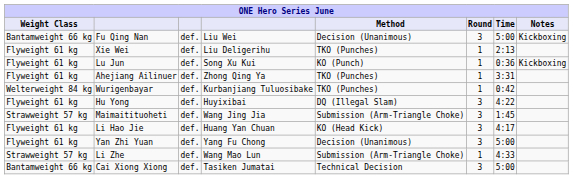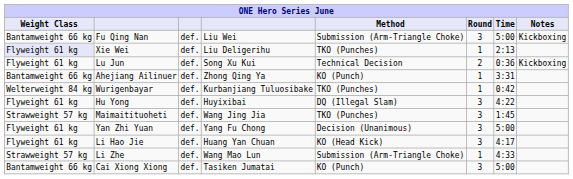(364, 37) Decision (Unanimous) -> (391, 37) Submission (Arm-Triangle Choke)
(42, 50) no background -> (42, 50) lavender background
(341, 63) KO (Punch) -> (360, 63) Technical Decision
(480, 63) 1 -> (480, 63) 2
(42, 76) Flyweight 61 kg -> (49, 76) Bantamweight 66 kg
(348, 76) TKO (Punches) -> (341, 76) KO (Punch)
(391, 116) Submission (Arm-Triangle Choke) -> (348, 116) TKO (Punches)
rows swapped: (124, 142) <-> (120, 129)
(360, 168) Technical Decision -> (341, 168) KO (Punch)
